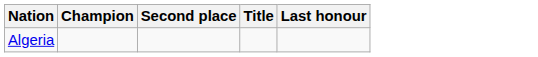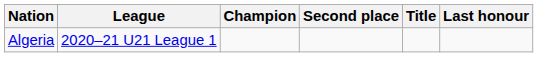+ column: (139, 16)
